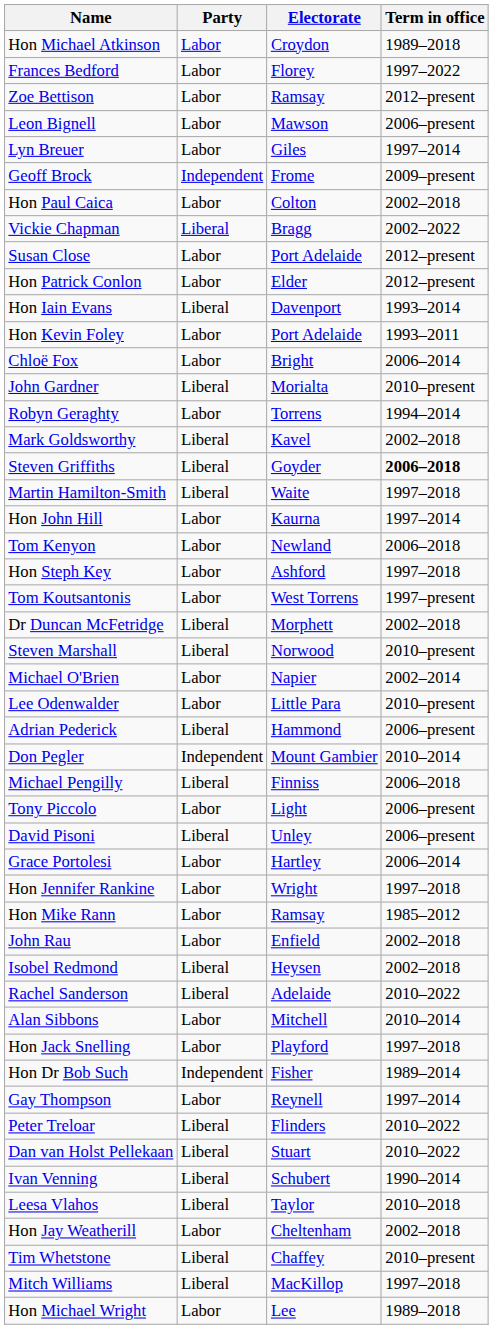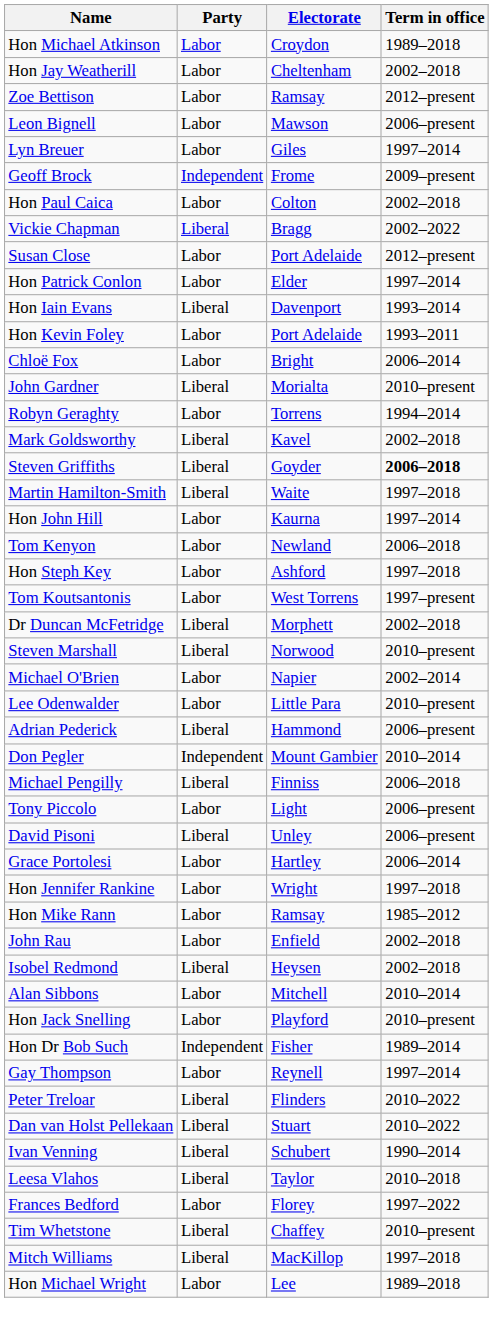rows swapped: (64, 70) <-> (72, 1231)
(430, 281) 2012–present -> (423, 281) 1997–2014
- row: (68, 994)
(423, 1046) 1997–2018 -> (430, 1020) 2010–present
